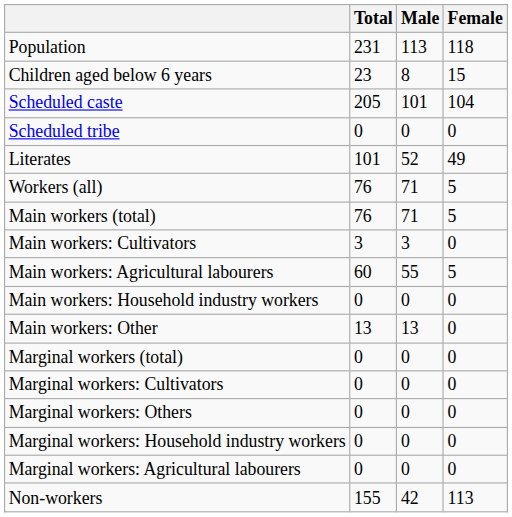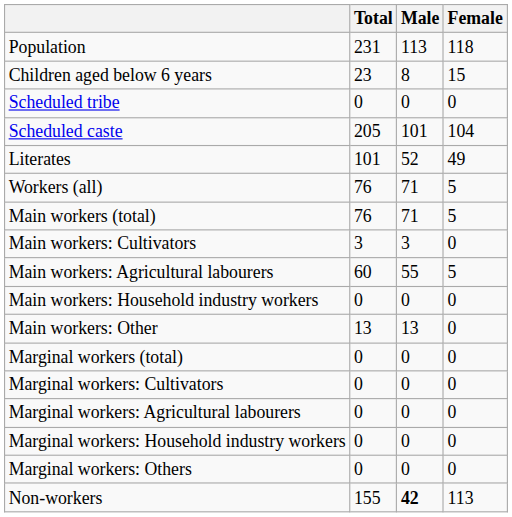rows swapped: (66, 103) <-> (64, 131)
rows swapped: (155, 469) <-> (100, 412)
(410, 497) normal -> (410, 497) bold
